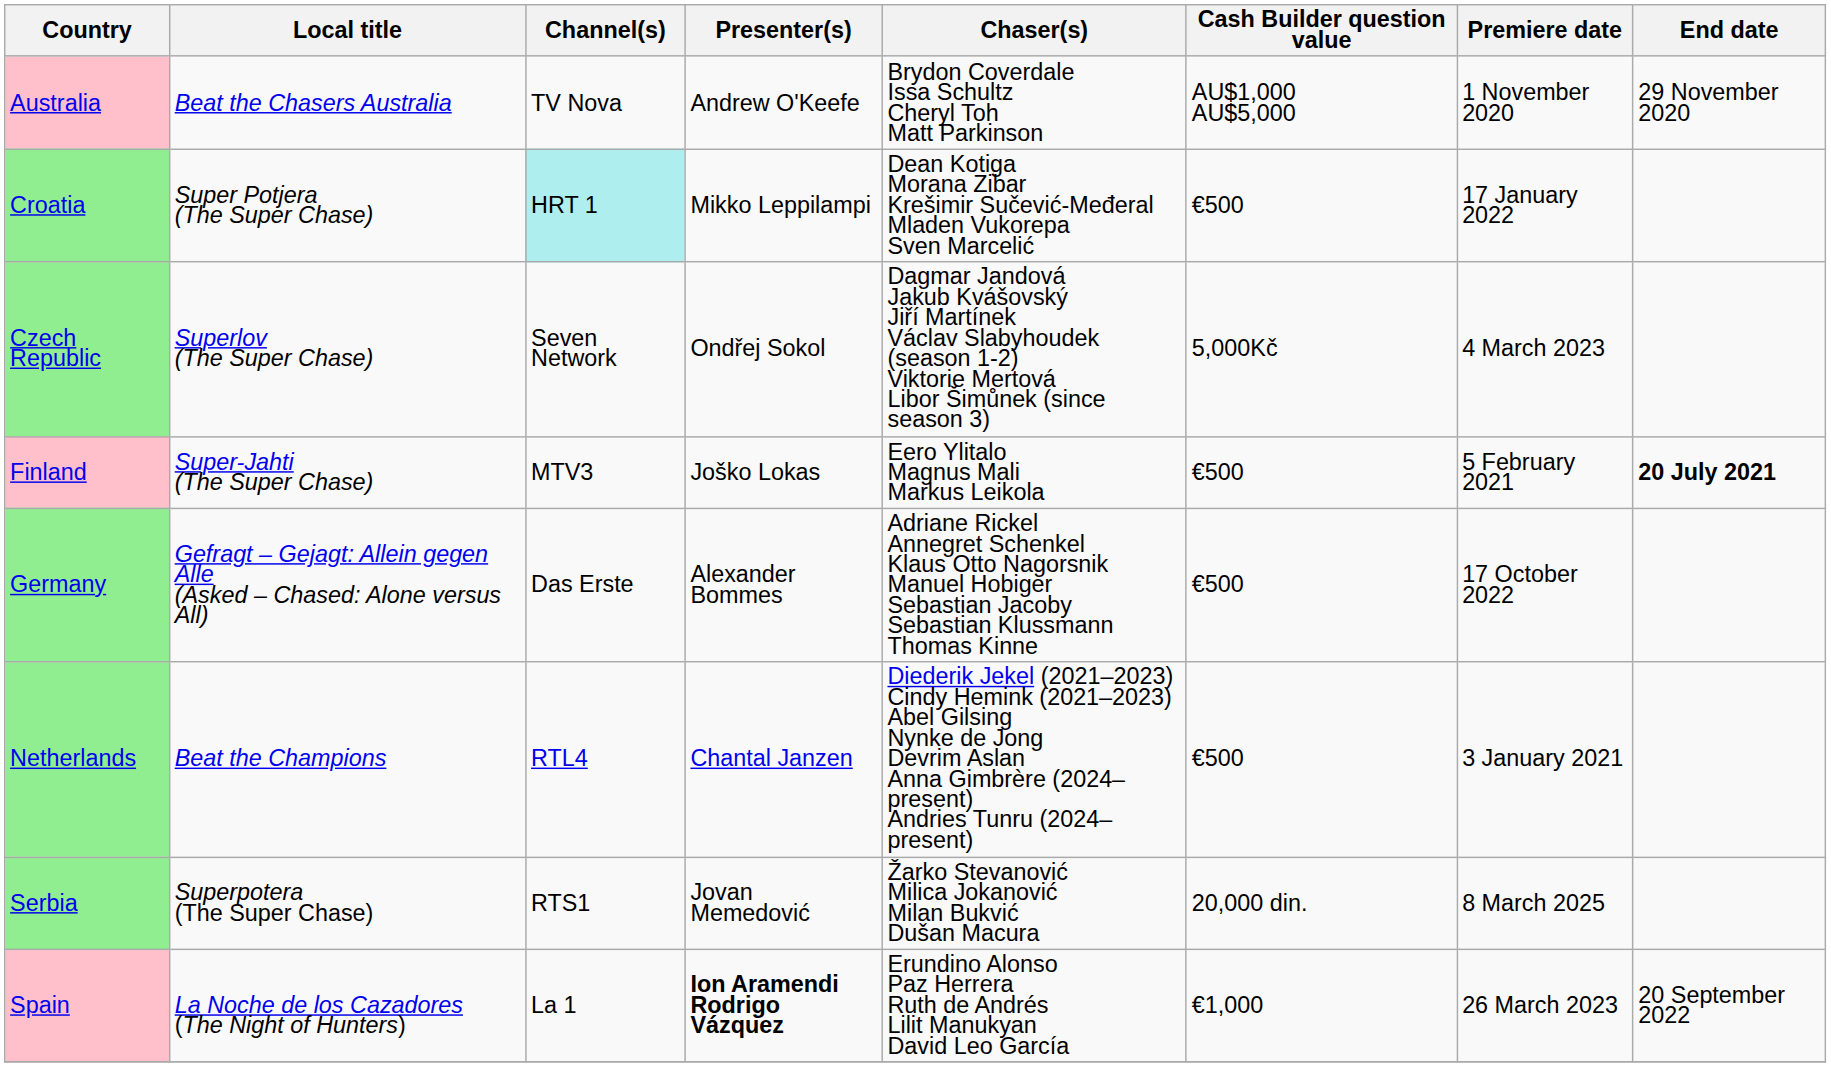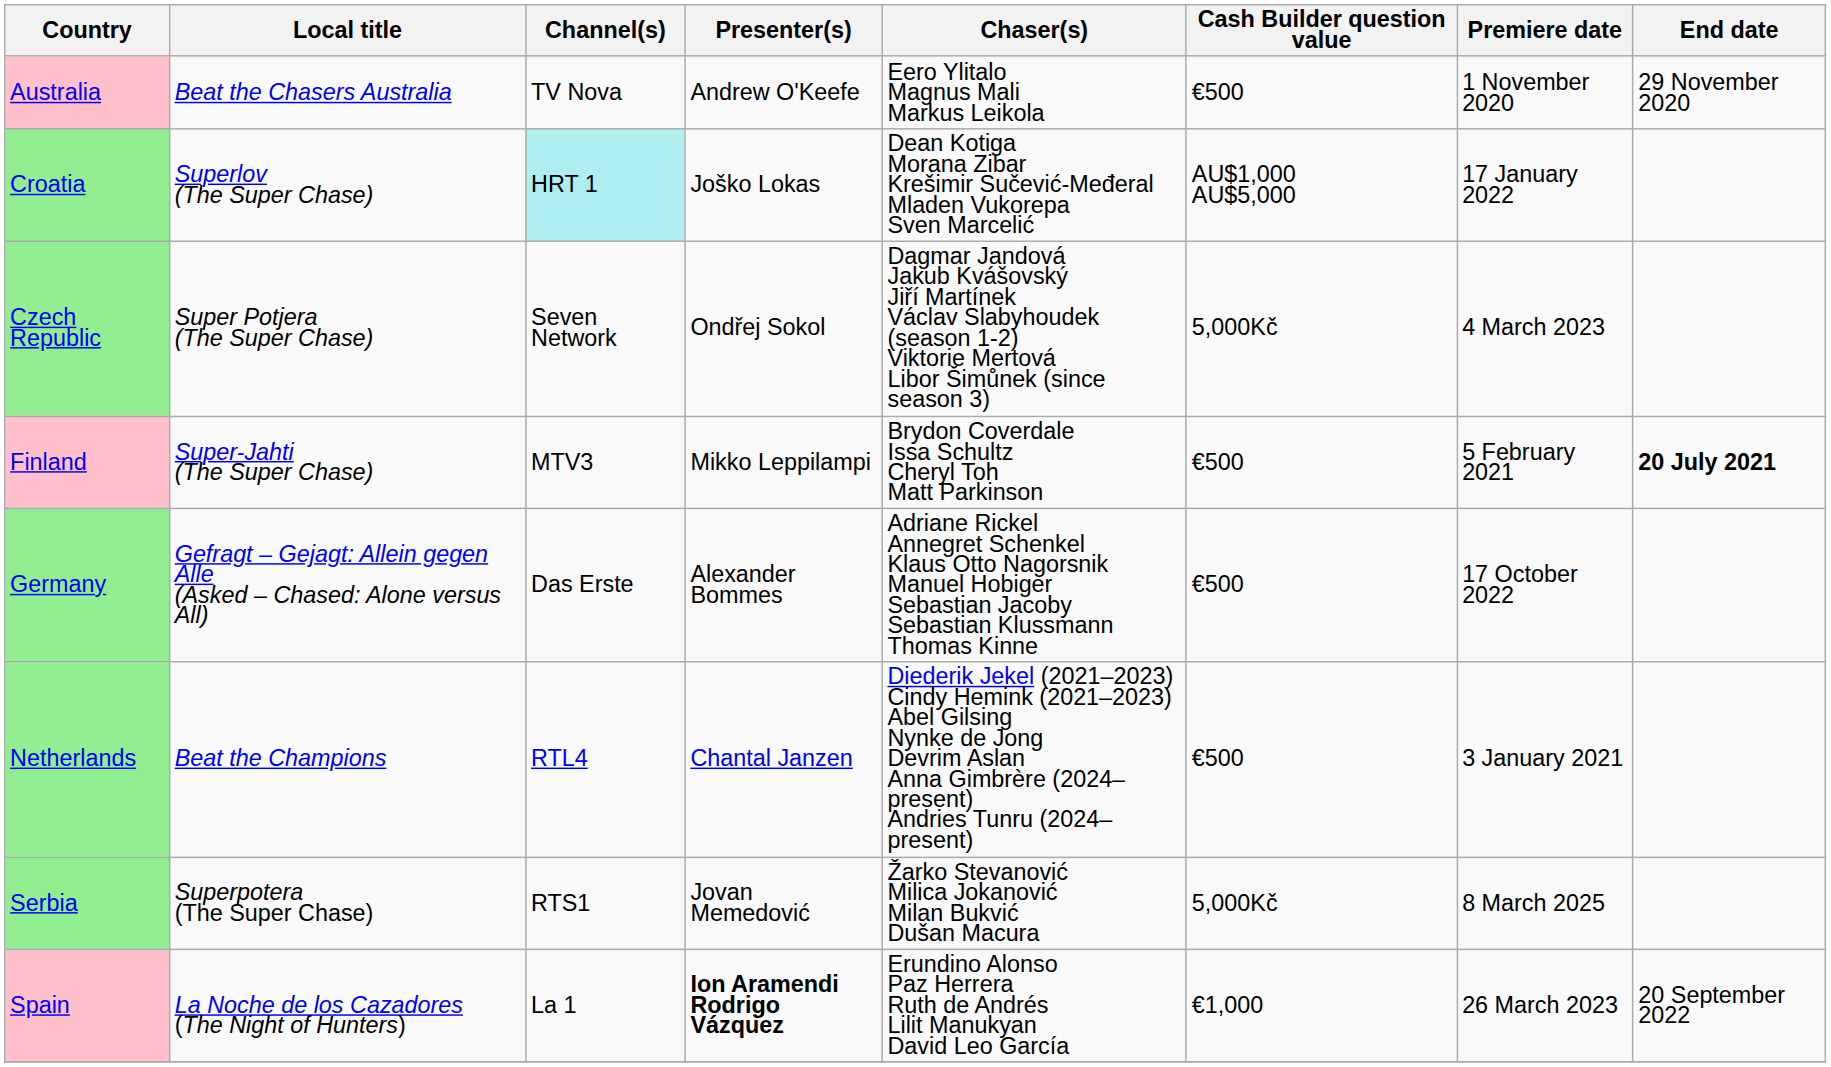(981, 102) Brydon Coverdale Issa Schultz Cheryl Toh Matt Parkinson -> (966, 92) Eero Ylitalo Magnus Mali Markus Leikola
(1244, 102) AU$1,000 AU$5,000 -> (1218, 92) €500
(274, 205) Super Potjera (The Super Chase) -> (274, 184) Superlov (The Super Chase)
(781, 205) Mikko Leppilampi -> (755, 184) Joško Lokas
(1218, 205) €500 -> (1244, 184) AU$1,000 AU$5,000
(274, 348) Superlov (The Super Chase) -> (274, 328) Super Potjera (The Super Chase)
(755, 471) Joško Lokas -> (781, 461) Mikko Leppilampi
(966, 471) Eero Ylitalo Magnus Mali Markus Leikola -> (981, 461) Brydon Coverdale Issa Schultz Cheryl Toh Matt Parkinson
(1250, 902) 20,000 din. -> (1235, 902) 5,000Kč
